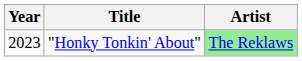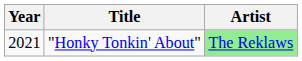(24, 42) 2023 -> (24, 42) 2021
